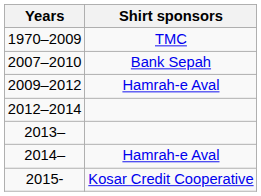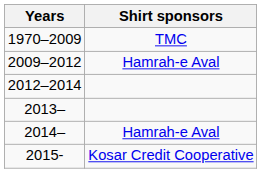- row: (45, 62)
